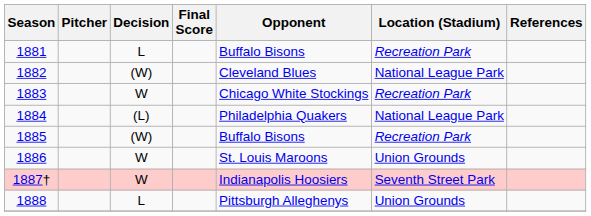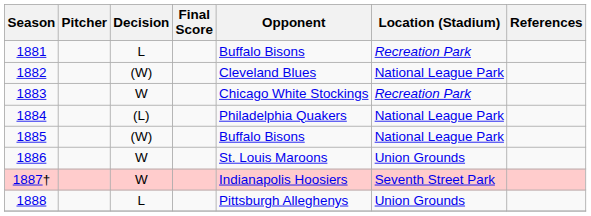(423, 136) Recreation Park -> (439, 136) National League Park
